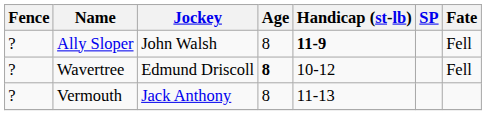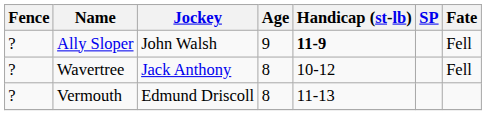(266, 43) 8 -> (266, 43) 9
(198, 69) Edmund Driscoll -> (186, 69) Jack Anthony
(266, 69) bold -> (266, 69) normal
(186, 95) Jack Anthony -> (198, 95) Edmund Driscoll
